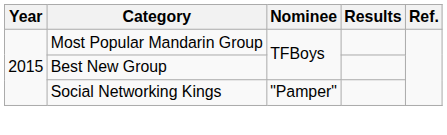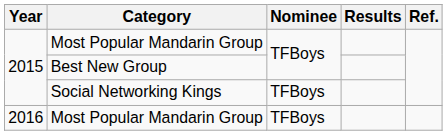(304, 92) "Pamper" -> (297, 92) TFBoys
+ row: (26, 117)
